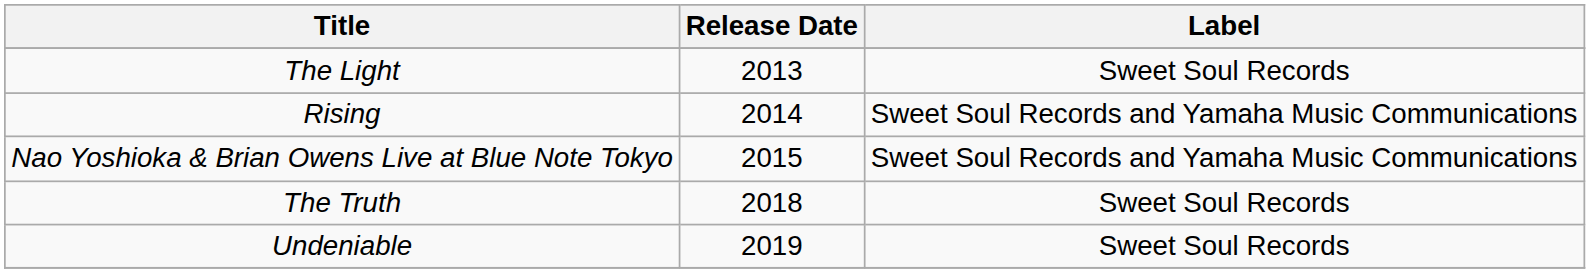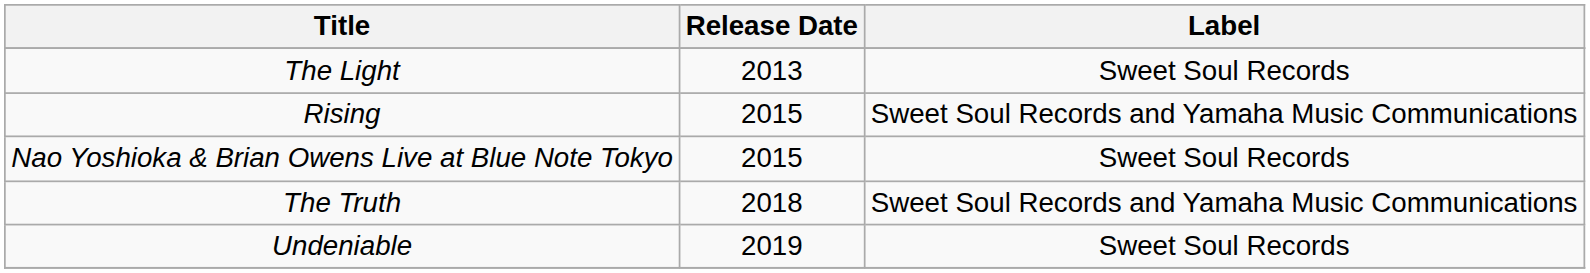(772, 114) 2014 -> (772, 114) 2015
(1224, 158) Sweet Soul Records and Yamaha Music Communications -> (1224, 158) Sweet Soul Records
(1224, 202) Sweet Soul Records -> (1224, 202) Sweet Soul Records and Yamaha Music Communications
